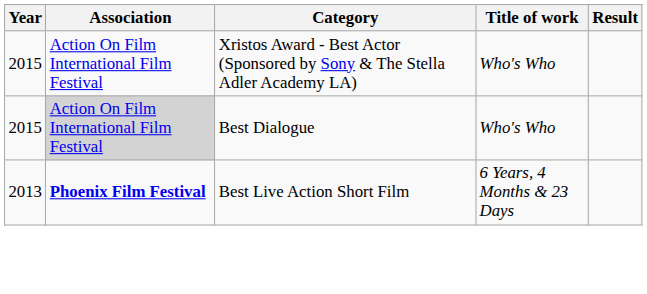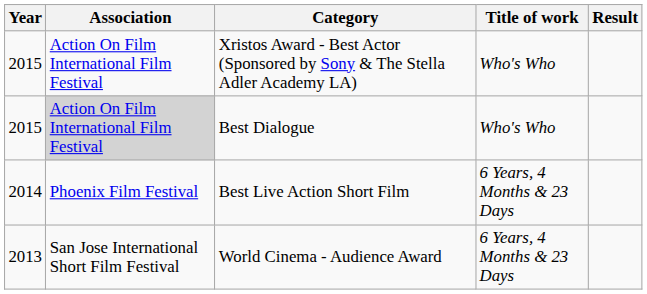(25, 192) 2013 -> (25, 192) 2014
(128, 192) bold -> (124, 192) normal
+ row: (330, 256)
